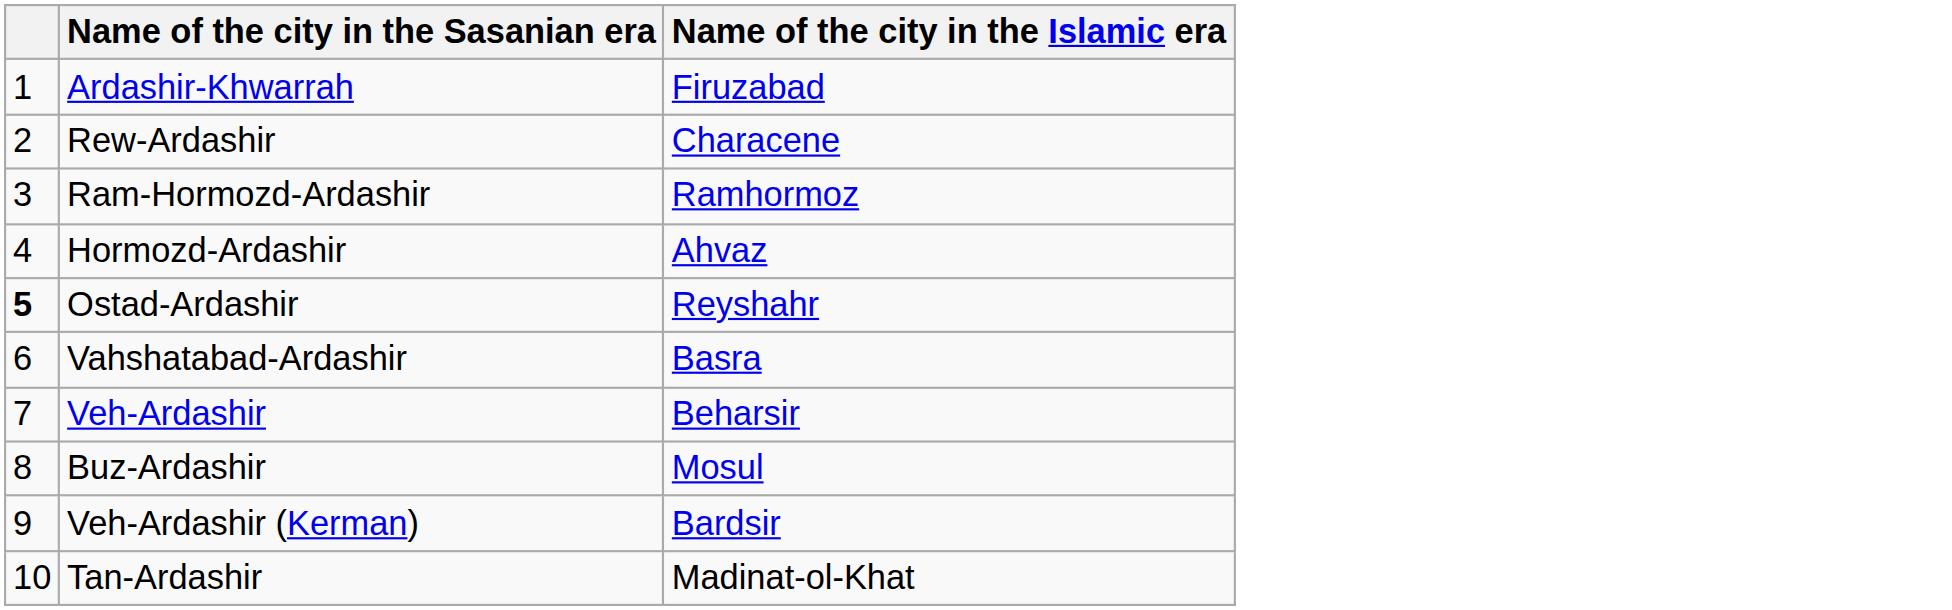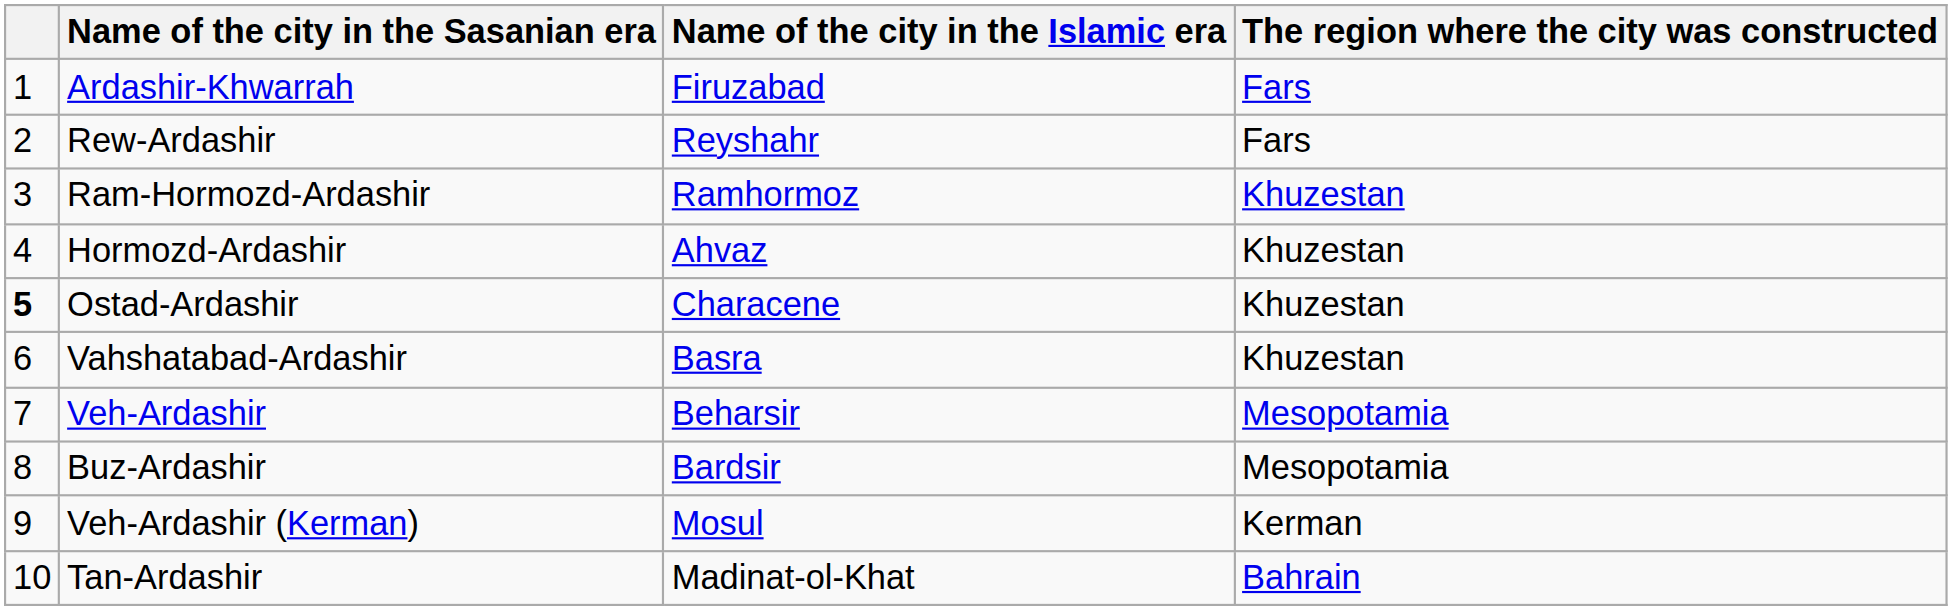+ column: (1590, 31)
(756, 140) Characene -> (745, 140) Reyshahr
(745, 304) Reyshahr -> (756, 304) Characene
(718, 468) Mosul -> (726, 468) Bardsir
(726, 522) Bardsir -> (718, 522) Mosul
